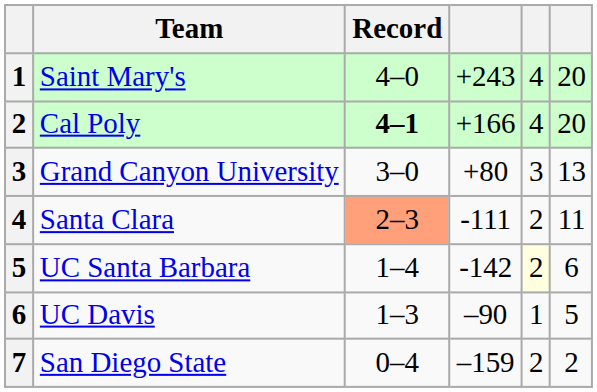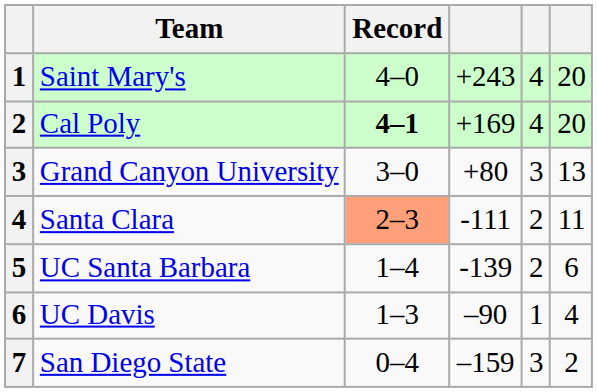(486, 124) +166 -> (486, 124) +169
(486, 267) -142 -> (486, 267) -139
(536, 267) lightyellow background -> (536, 267) no background
(572, 315) 5 -> (572, 315) 4
(536, 362) 2 -> (536, 362) 3
